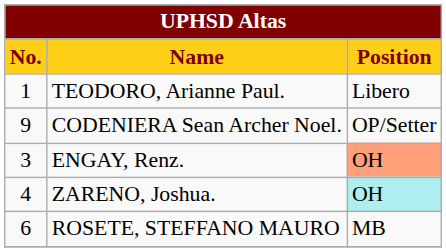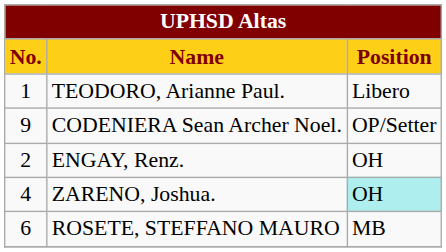(26, 159) 3 -> (26, 159) 2
(368, 159) lightsalmon background -> (368, 159) no background
